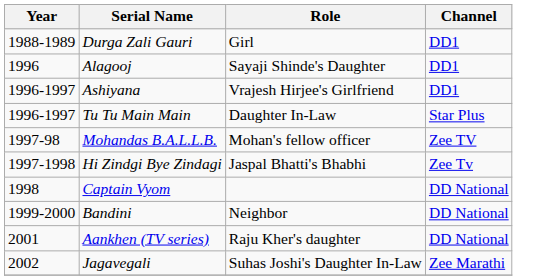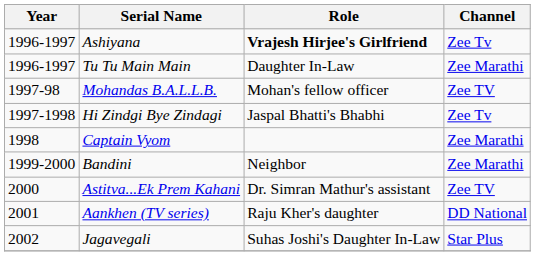- row: (137, 41)
- row: (107, 66)
(311, 90) normal -> (337, 41) bold
(444, 90) DD1 -> (469, 41) Zee Tv
(457, 115) Star Plus -> (485, 66) Zee Marathi
(469, 189) DD National -> (485, 139) Zee Marathi
(469, 213) DD National -> (485, 164) Zee Marathi
+ row: (161, 189)
(467, 262) Zee Marathi -> (475, 238) Star Plus
